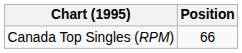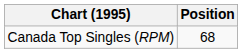(208, 37) 66 -> (208, 37) 68
